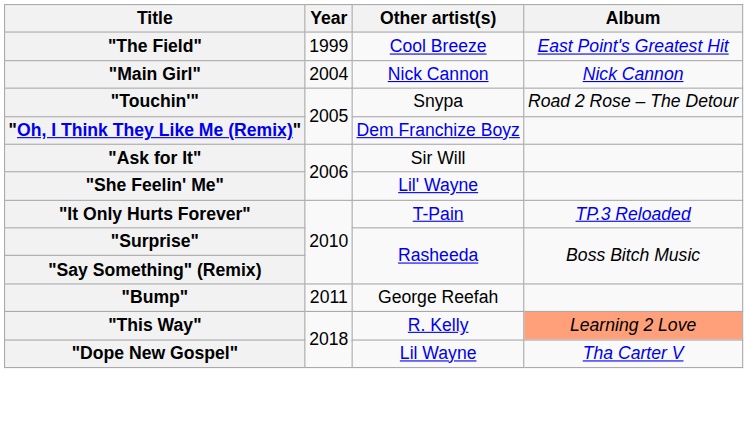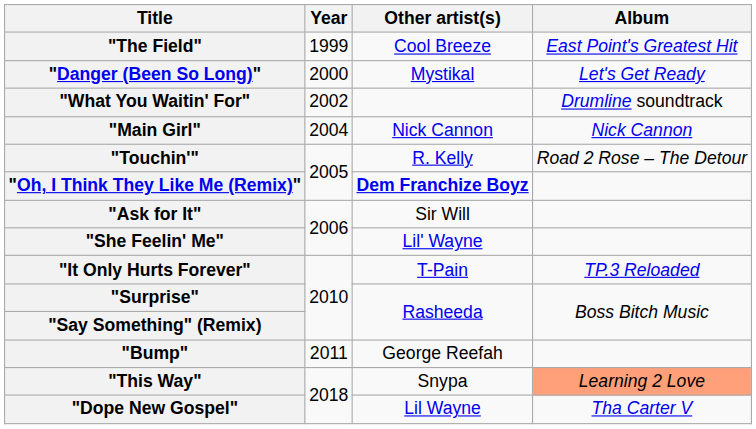+ row: (155, 74)
+ row: (155, 102)
(438, 102) Snypa -> (443, 158) R. Kelly
(438, 130) normal -> (443, 185) bold
(438, 325) R. Kelly -> (443, 381) Snypa
